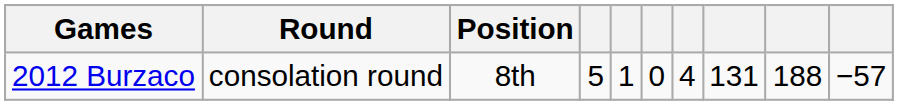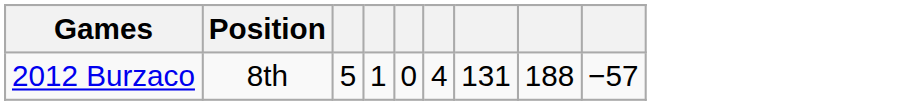- column: (326, 29)
